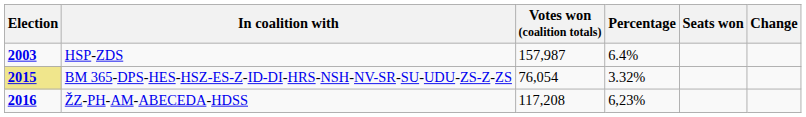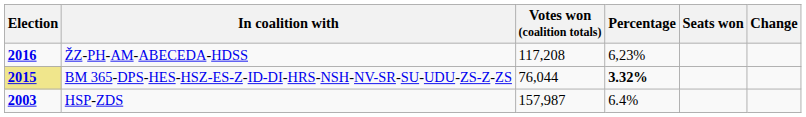rows swapped: (94, 54) <-> (156, 100)
(538, 77) 76,054 -> (538, 77) 76,044
(627, 77) normal -> (628, 77) bold
